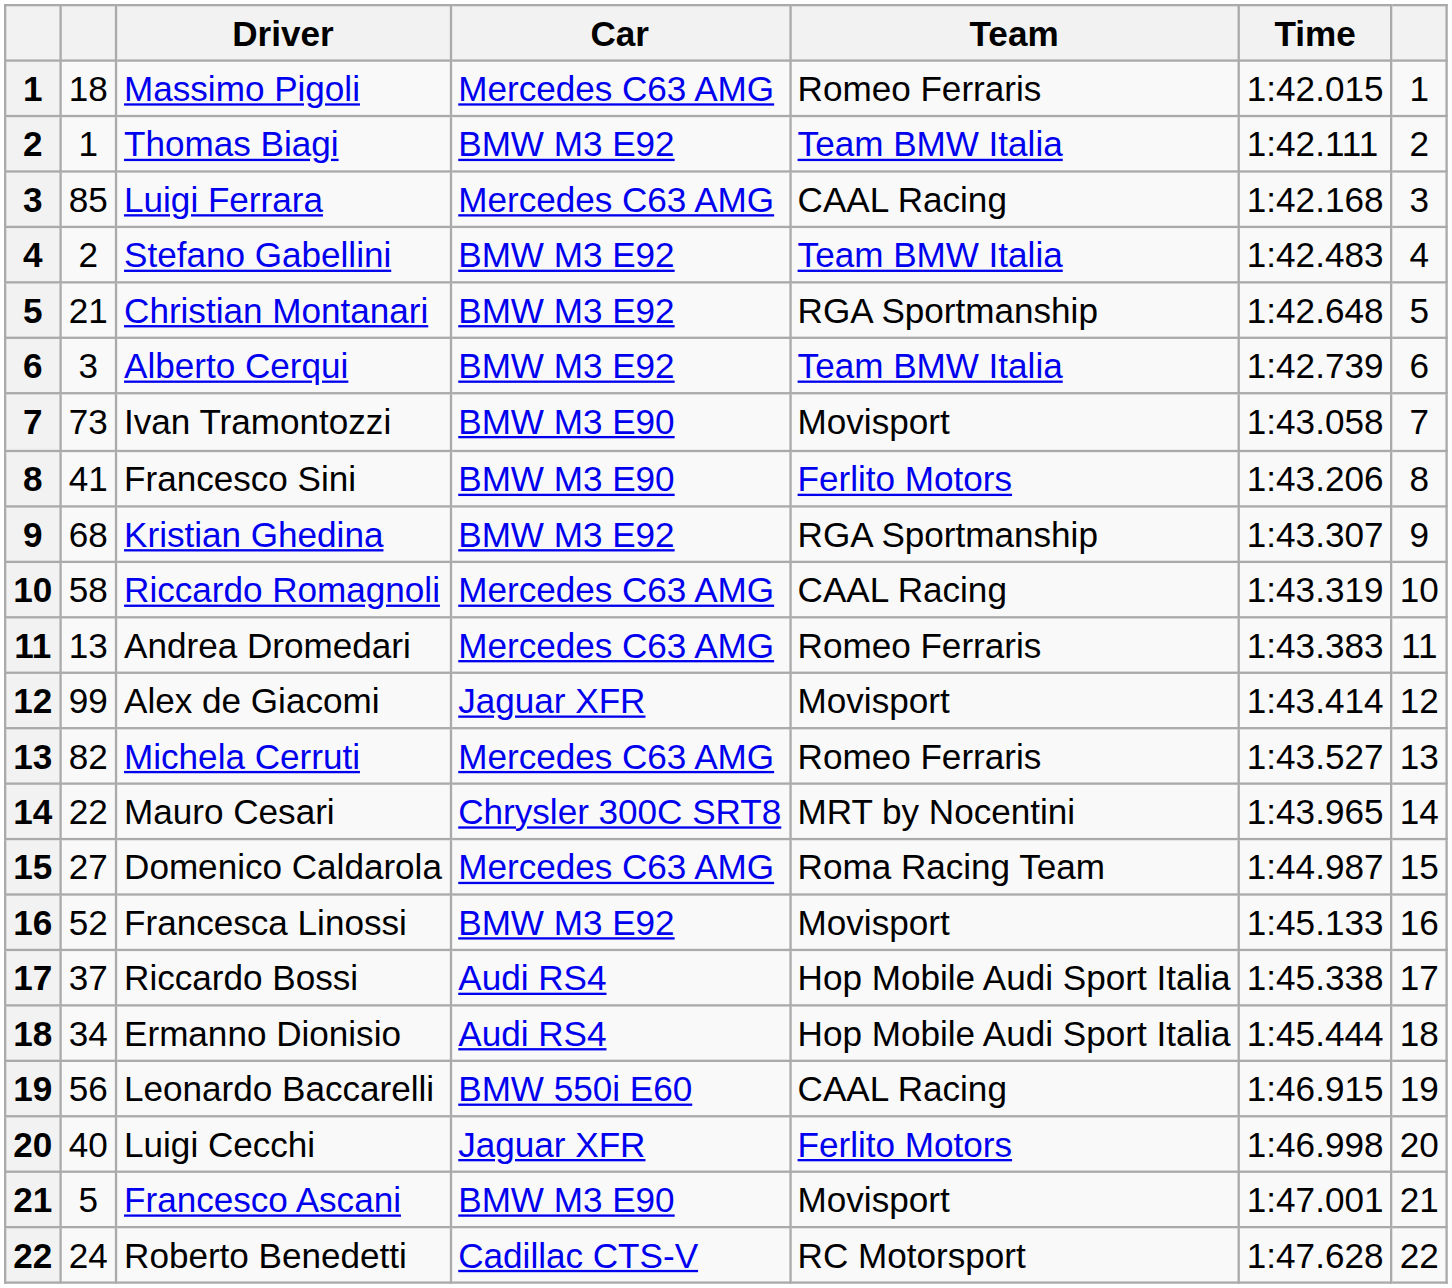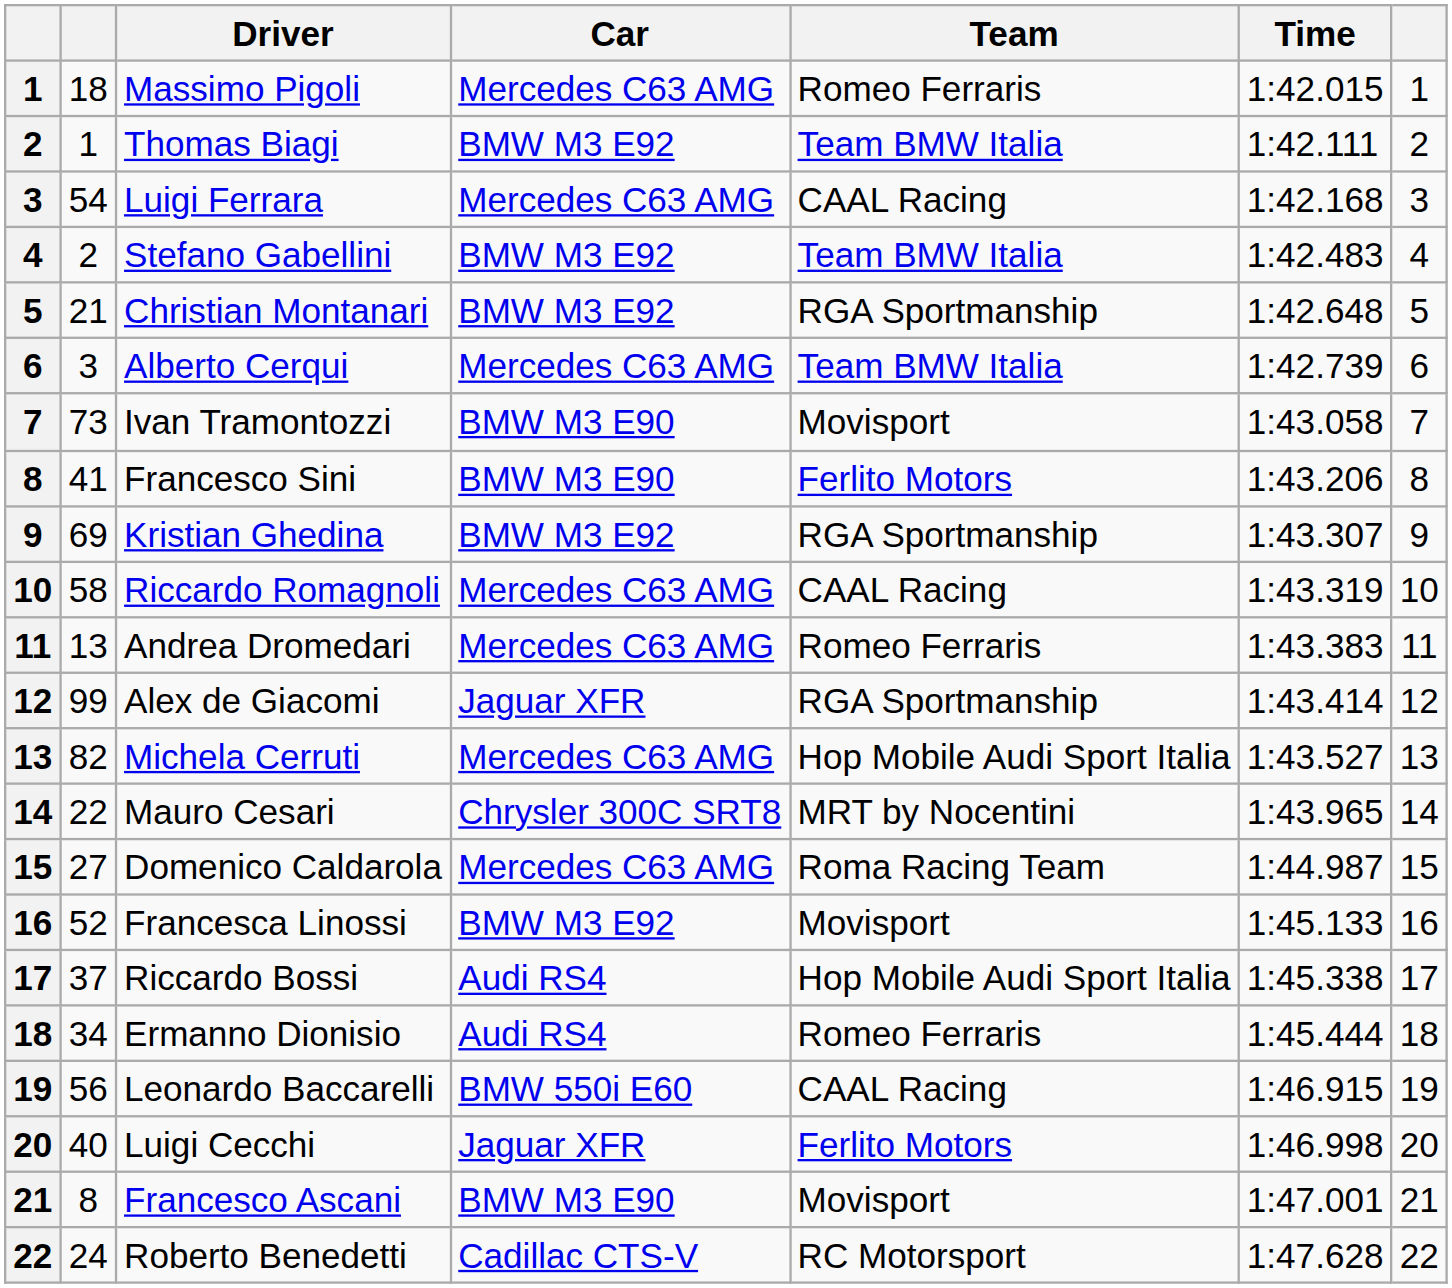(88, 200) 85 -> (88, 200) 54
(566, 367) BMW M3 E92 -> (616, 367) Mercedes C63 AMG
(88, 533) 68 -> (88, 533) 69
(874, 700) Movisport -> (948, 700) RGA Sportmanship
(919, 756) Romeo Ferraris -> (1014, 756) Hop Mobile Audi Sport Italia
(1014, 1034) Hop Mobile Audi Sport Italia -> (919, 1034) Romeo Ferraris
(88, 1200) 5 -> (88, 1200) 8
